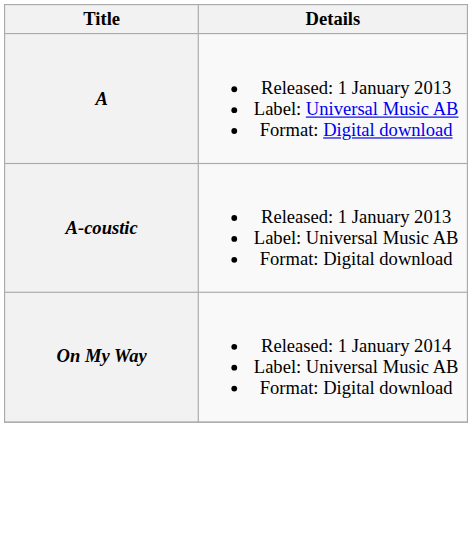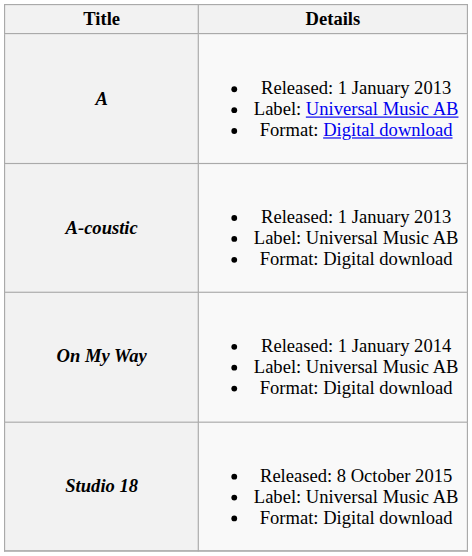+ row: (102, 486)
